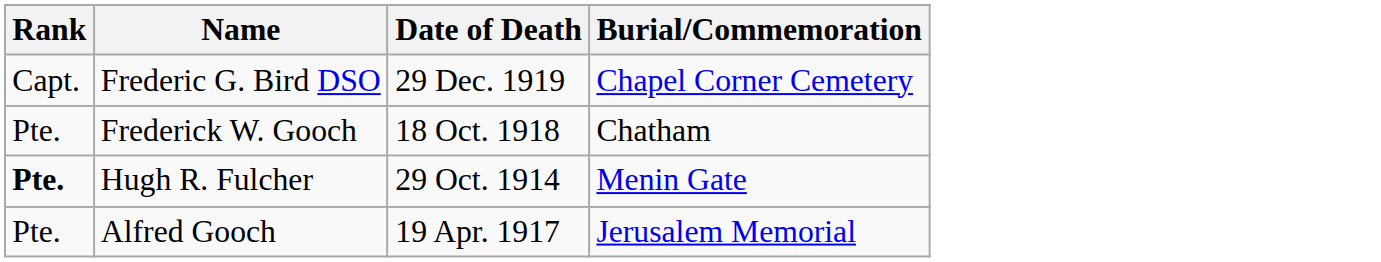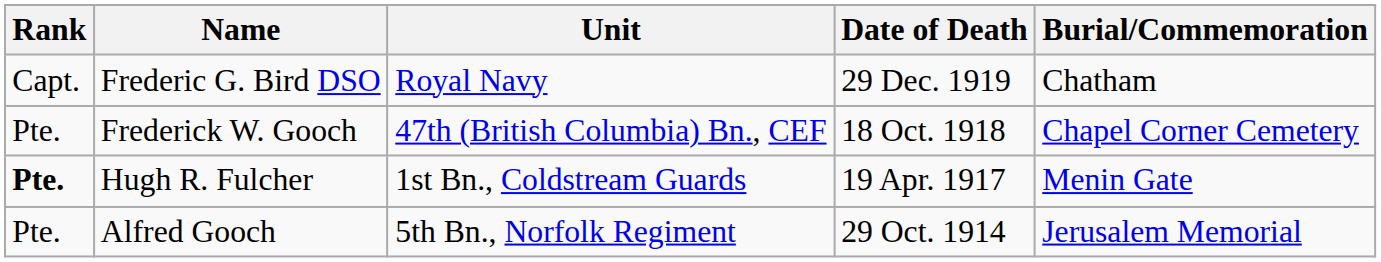+ column: (611, 29)
(755, 79) Chapel Corner Cemetery -> (1099, 79) Chatham
(654, 130) Chatham -> (1201, 130) Chapel Corner Cemetery
(478, 180) 29 Oct. 1914 -> (923, 180) 19 Apr. 1917
(478, 230) 19 Apr. 1917 -> (923, 230) 29 Oct. 1914
